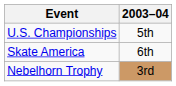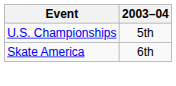- row: (55, 71)
